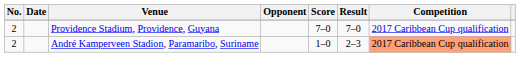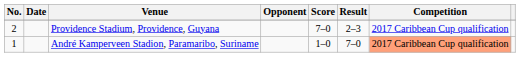(353, 28) 7–0 -> (353, 28) 2–3
(14, 44) 2 -> (14, 44) 1
(353, 44) 2–3 -> (353, 44) 7–0
